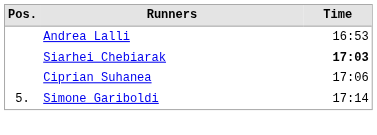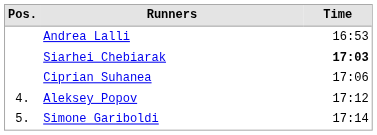+ row: (90, 99)
